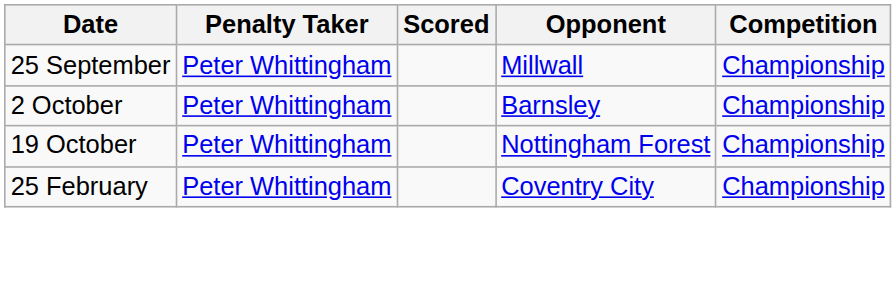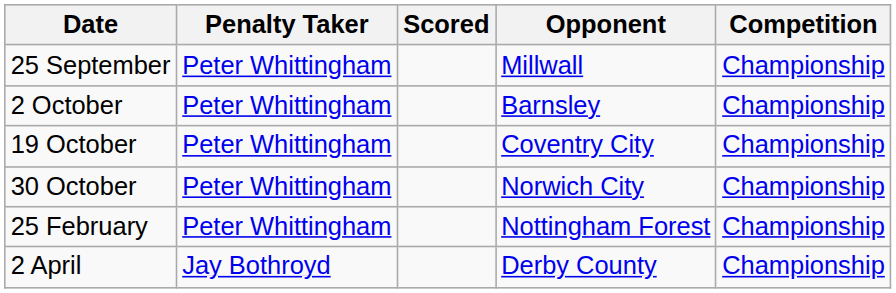(606, 145) Nottingham Forest -> (578, 145) Coventry City
+ row: (74, 186)
(578, 186) Coventry City -> (606, 226) Nottingham Forest
+ row: (46, 266)
